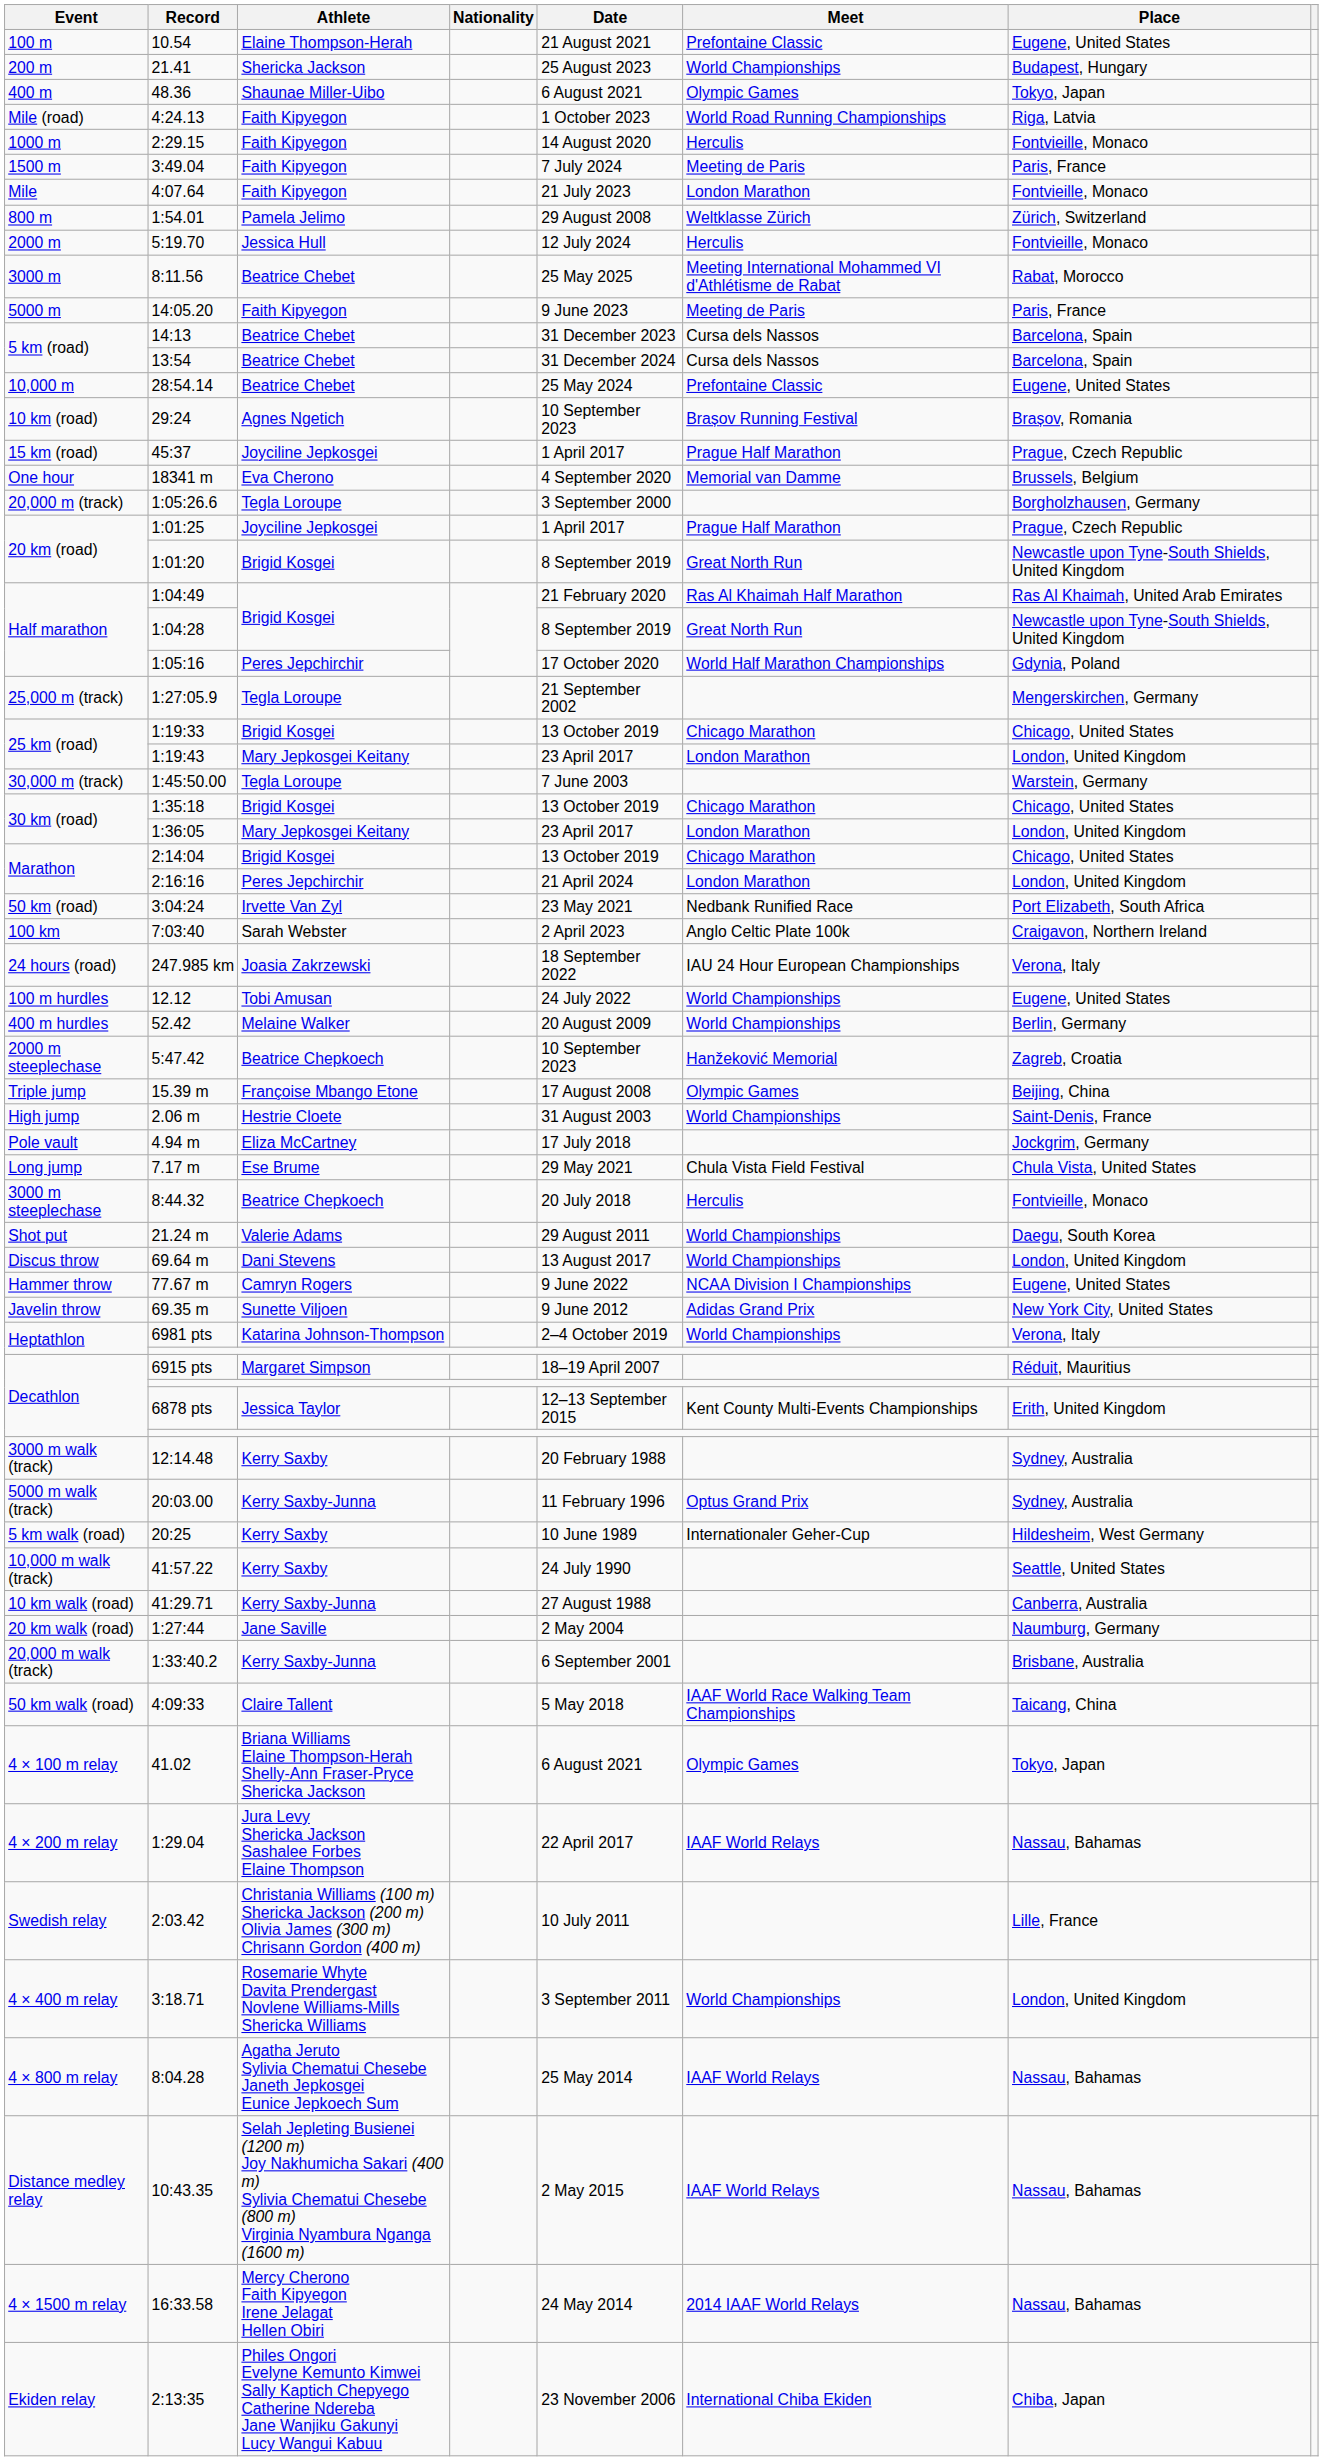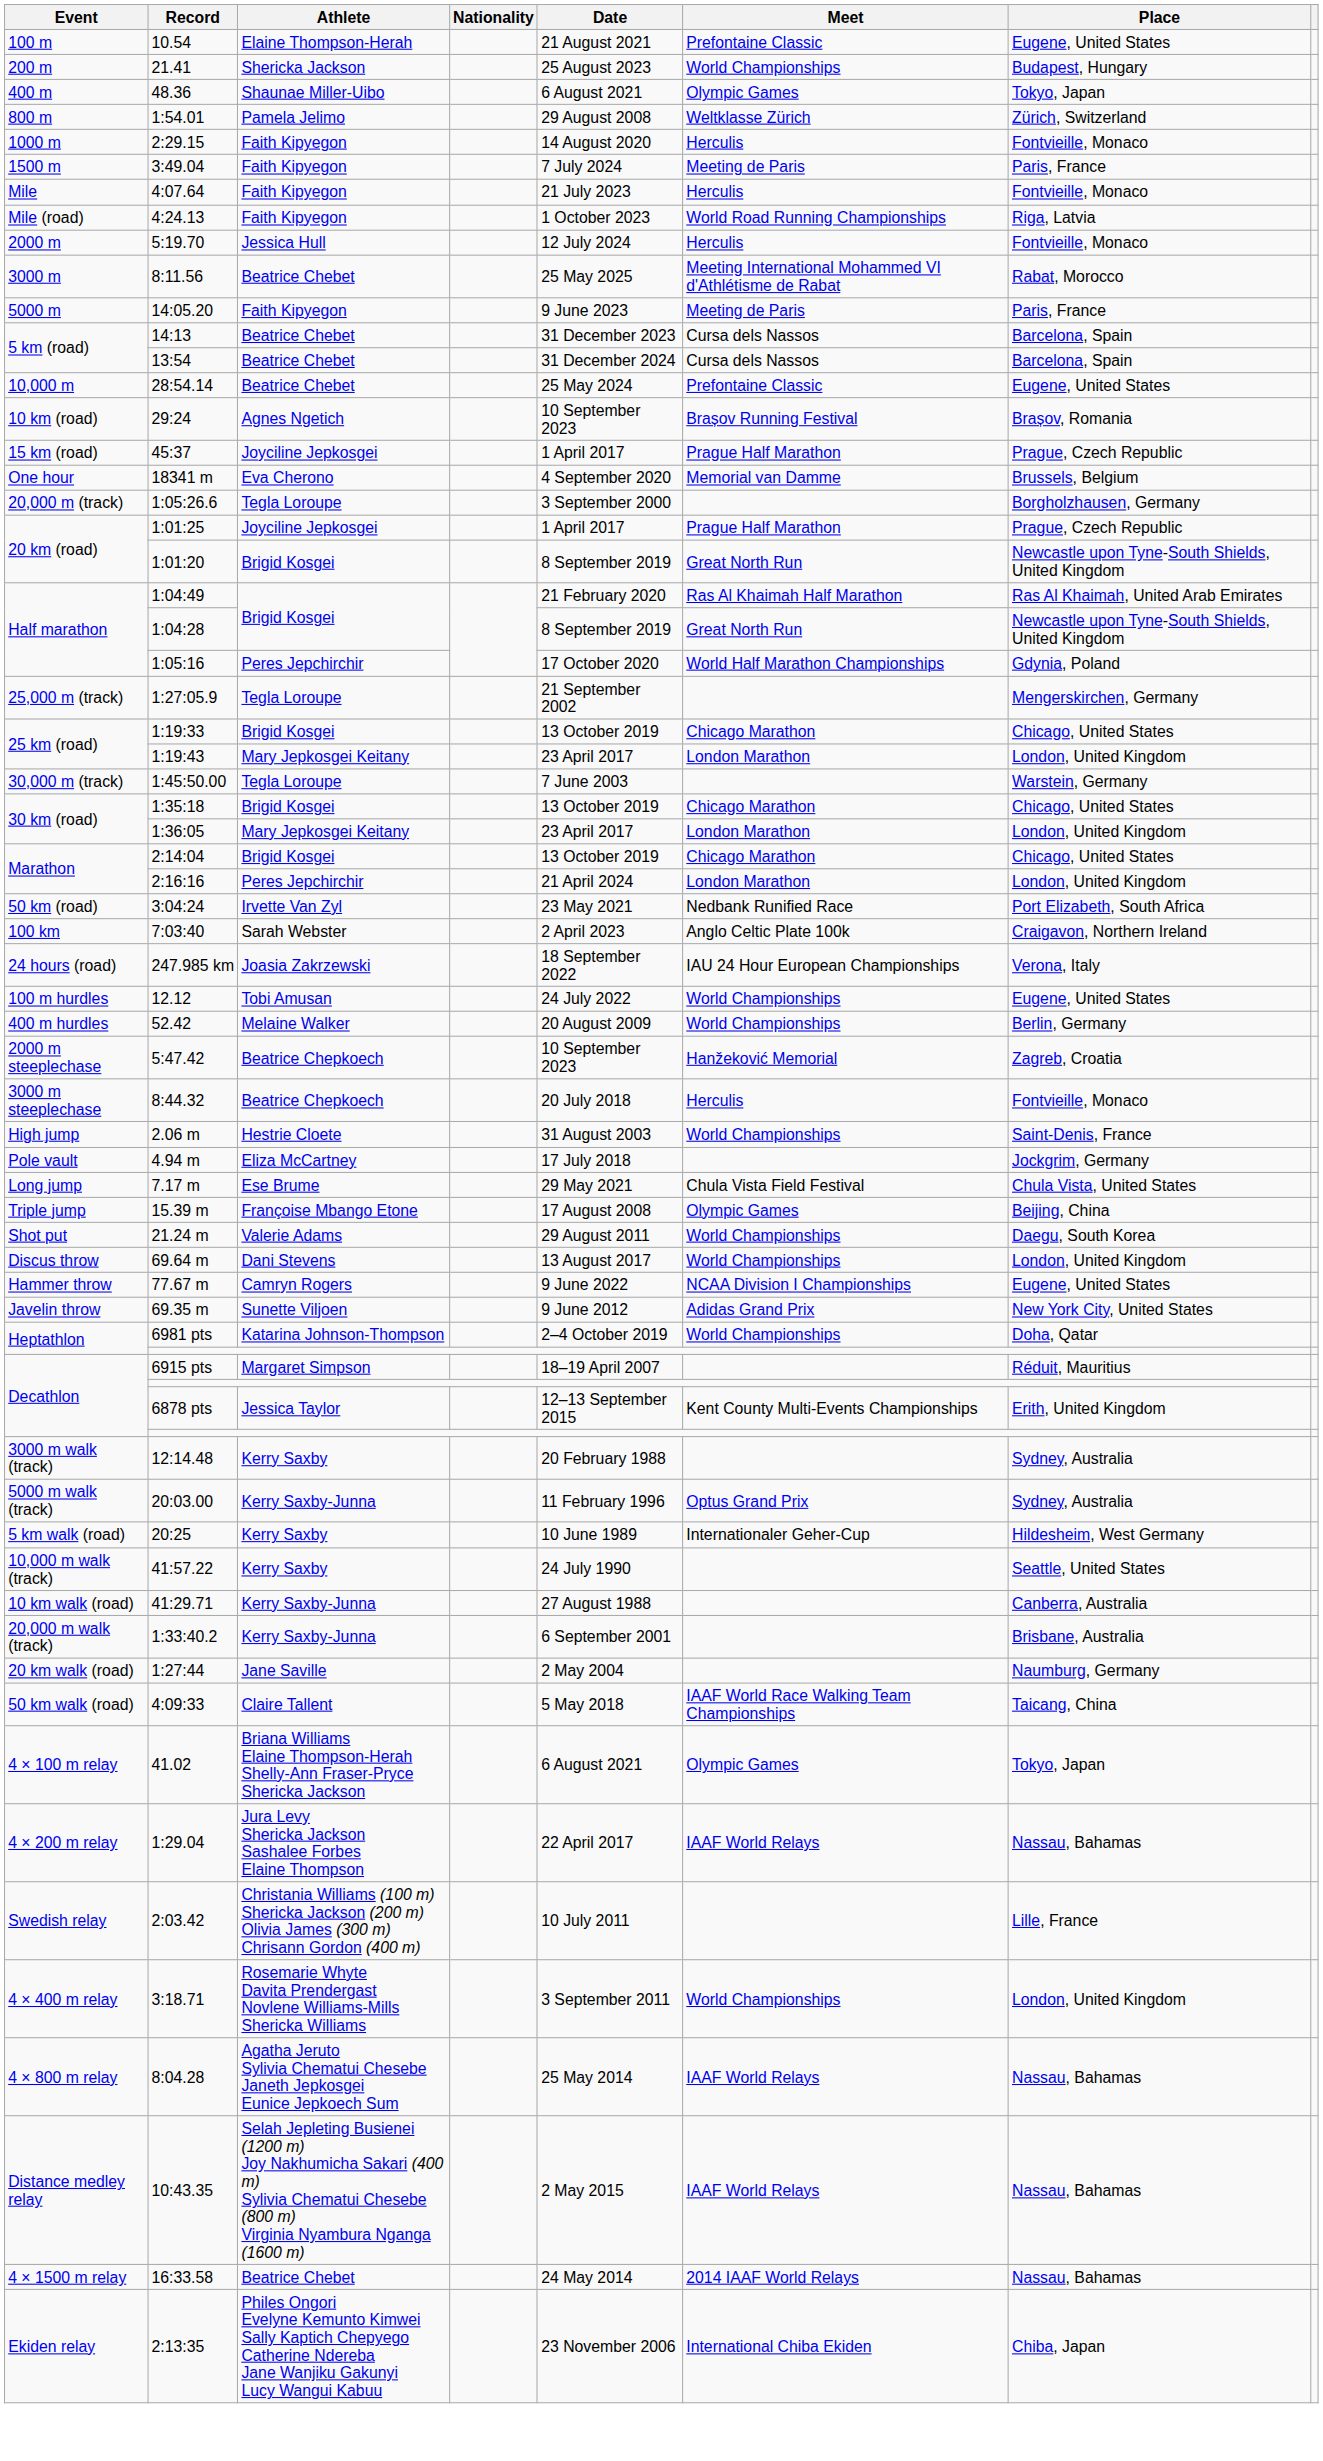rows swapped: (30, 217) <-> (46, 117)
(748, 192) London Marathon -> (715, 192) Herculis
rows swapped: (55, 1201) <-> (47, 1092)
(1056, 1335) Verona, Italy -> (1055, 1335) Doha, Qatar
rows swapped: (59, 1662) <-> (71, 1628)
(295, 2304) Mercy Cherono Faith Kipyegon Irene Jelagat Hellen Obiri -> (298, 2277) Beatrice Chebet
